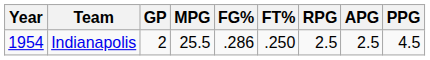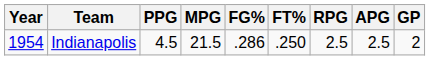columns swapped: (155, 17) <-> (404, 17)
(195, 43) 25.5 -> (206, 43) 21.5
